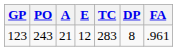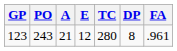(107, 35) 283 -> (107, 35) 280
